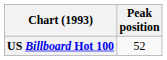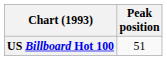(140, 45) 52 -> (140, 45) 51
